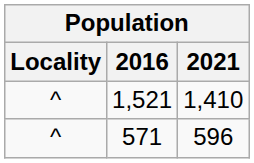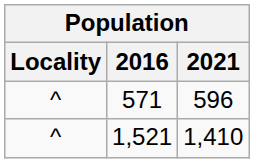rows swapped: (142, 99) <-> (142, 137)
